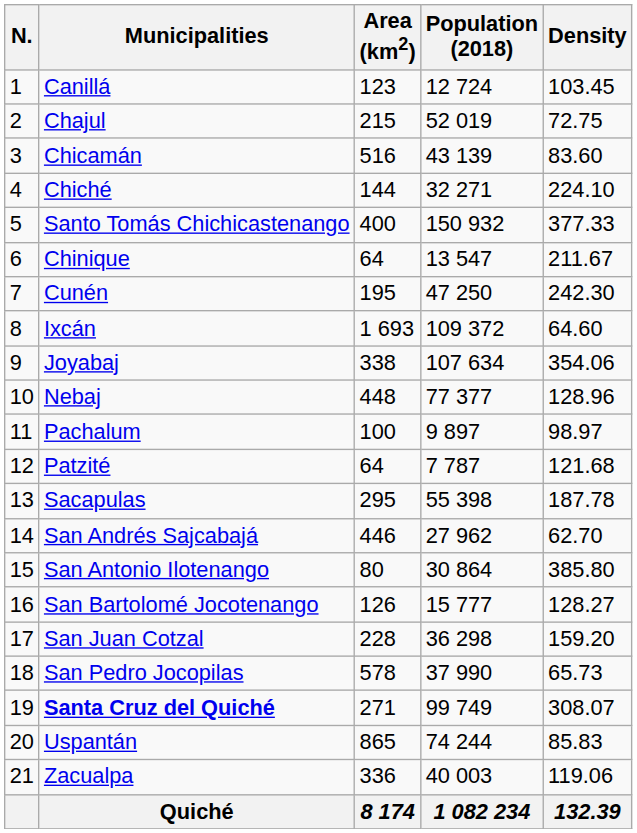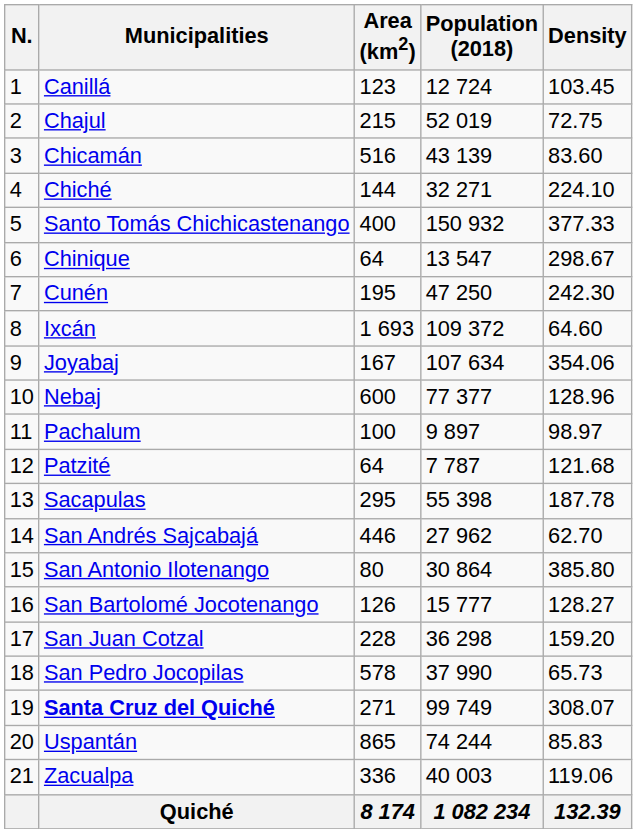(581, 259) 211.67 -> (581, 259) 298.67
(378, 362) 338 -> (378, 362) 167
(378, 397) 448 -> (378, 397) 600
